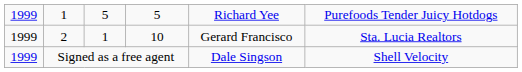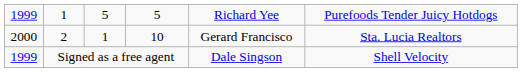(24, 36) 1999 -> (24, 36) 2000
